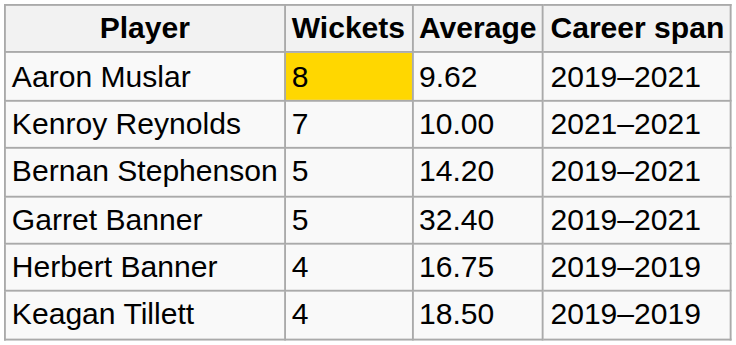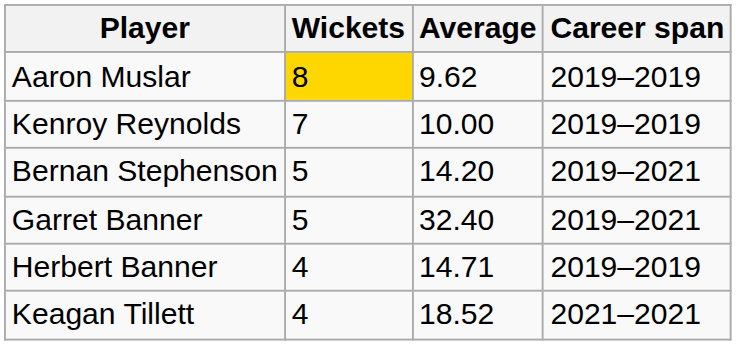(626, 76) 2019–2021 -> (626, 76) 2019–2019
(626, 123) 2021–2021 -> (626, 123) 2019–2019
(457, 266) 16.75 -> (457, 266) 14.71
(457, 314) 18.50 -> (457, 314) 18.52
(626, 314) 2019–2019 -> (626, 314) 2021–2021
